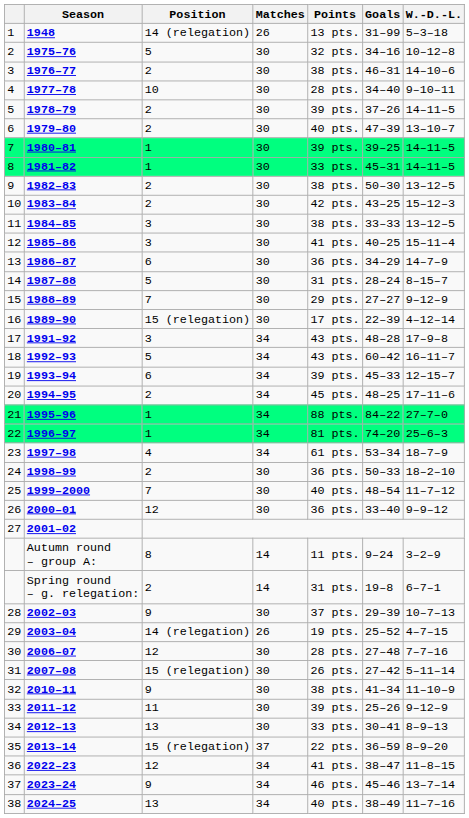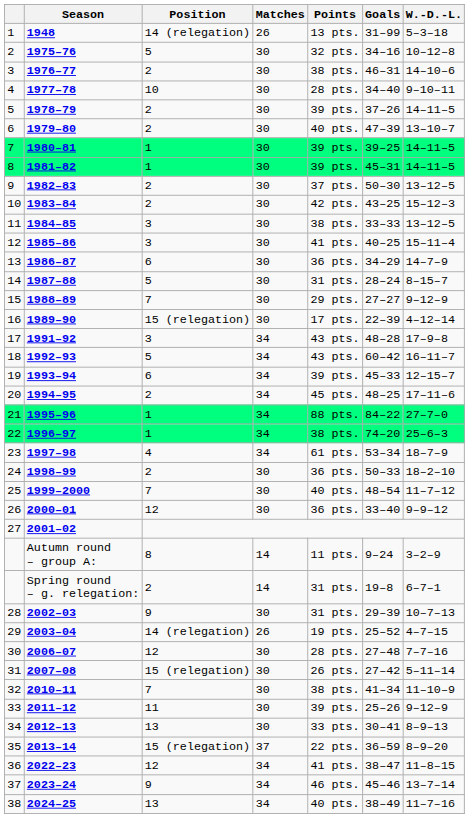(335, 167) 33 pts. -> (335, 167) 39 pts.
(335, 186) 38 pts. -> (335, 186) 37 pts.
(335, 433) 81 pts. -> (335, 433) 38 pts.
(335, 613) 37 pts. -> (335, 613) 31 pts.
(148, 689) 9 -> (148, 689) 7
